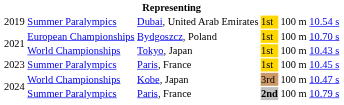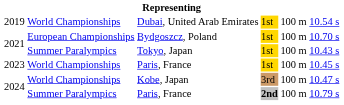(72, 22) Summer Paralympics -> (74, 22) World Championships
(74, 50) World Championships -> (72, 50) Summer Paralympics
(72, 65) Summer Paralympics -> (74, 65) World Championships
